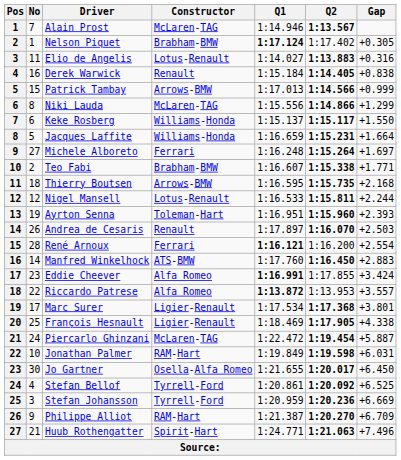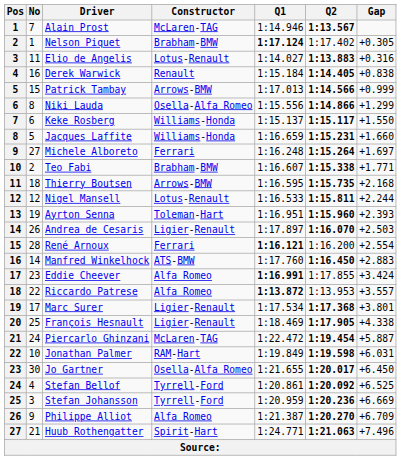(186, 106) McLaren-TAG -> (203, 106) Osella-Alfa Romeo
(377, 137) +1.664 -> (377, 137) +1.660
(174, 230) Renault -> (195, 230) Ligier-Renault
(177, 417) RAM-Hart -> (183, 417) Alfa Romeo
